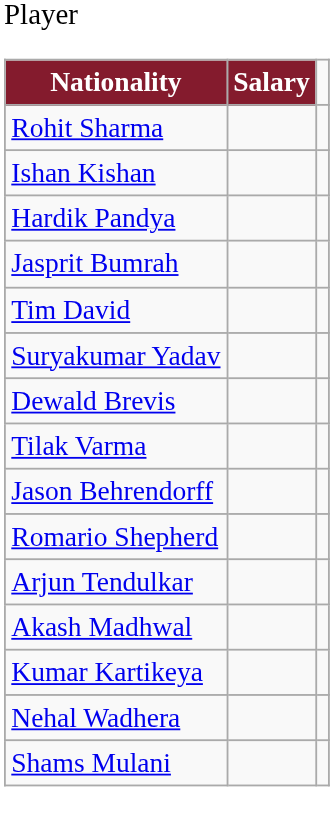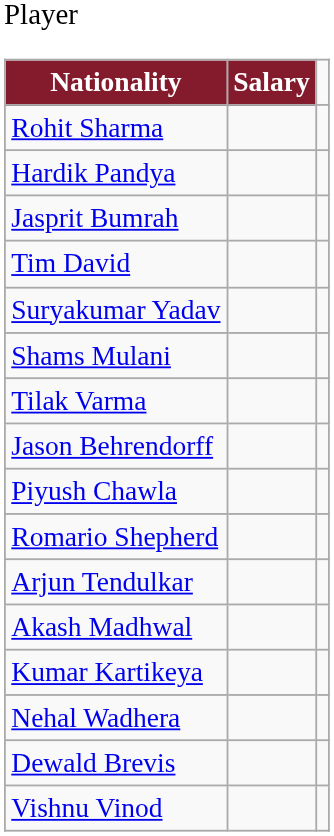- row: (83, 172)
rows swapped: (93, 399) <-> (91, 762)
+ row: (94, 490)
+ row: (87, 808)
